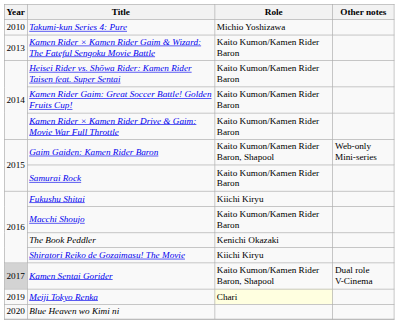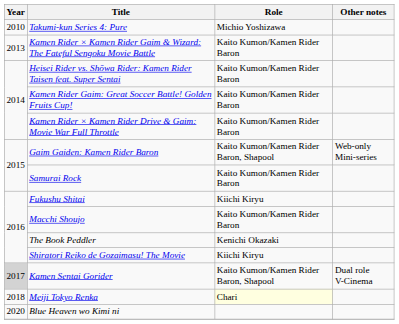(16, 297) 2019 -> (16, 297) 2018
